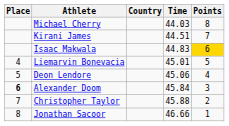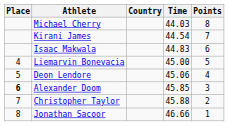(177, 37) 44.51 -> (177, 37) 44.54
(208, 50) gold background -> (208, 50) no background
(177, 62) 45.01 -> (177, 62) 45.00
(177, 88) 45.84 -> (177, 88) 45.85
